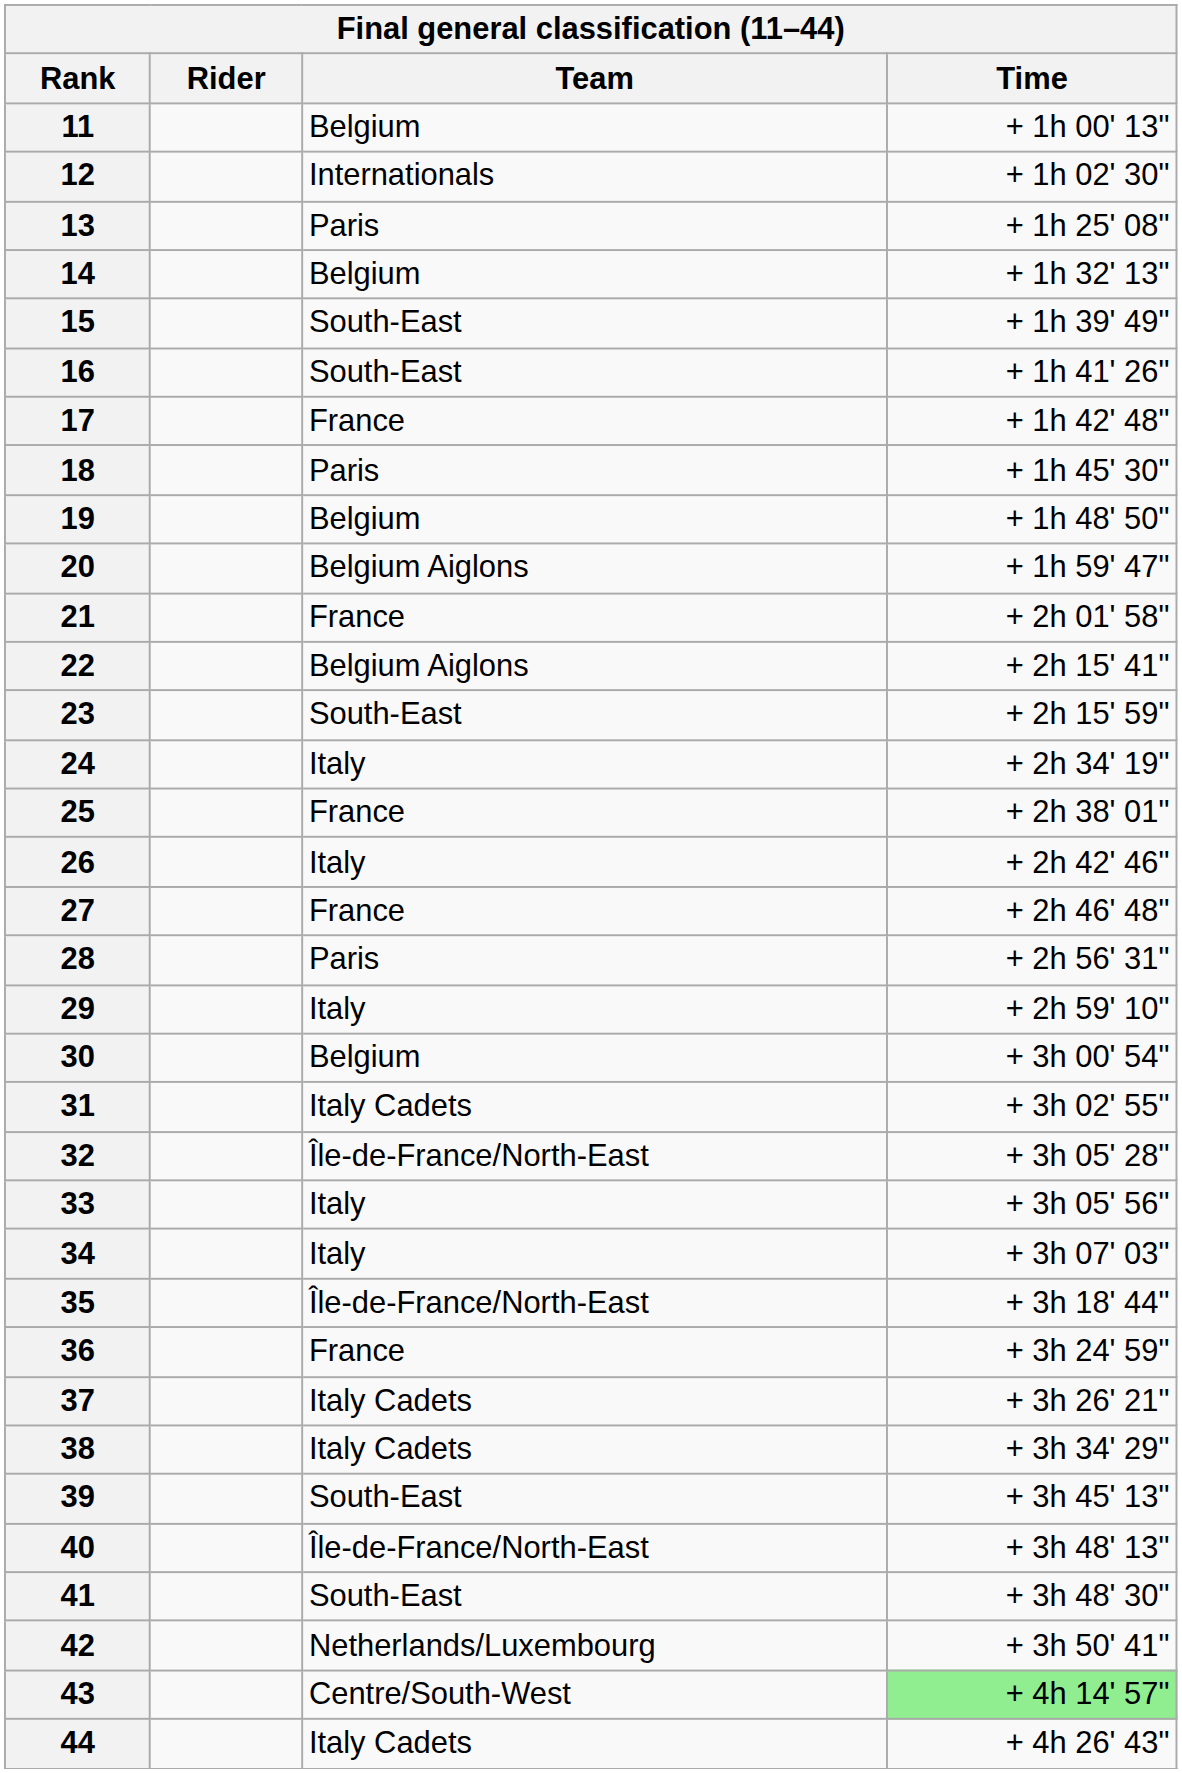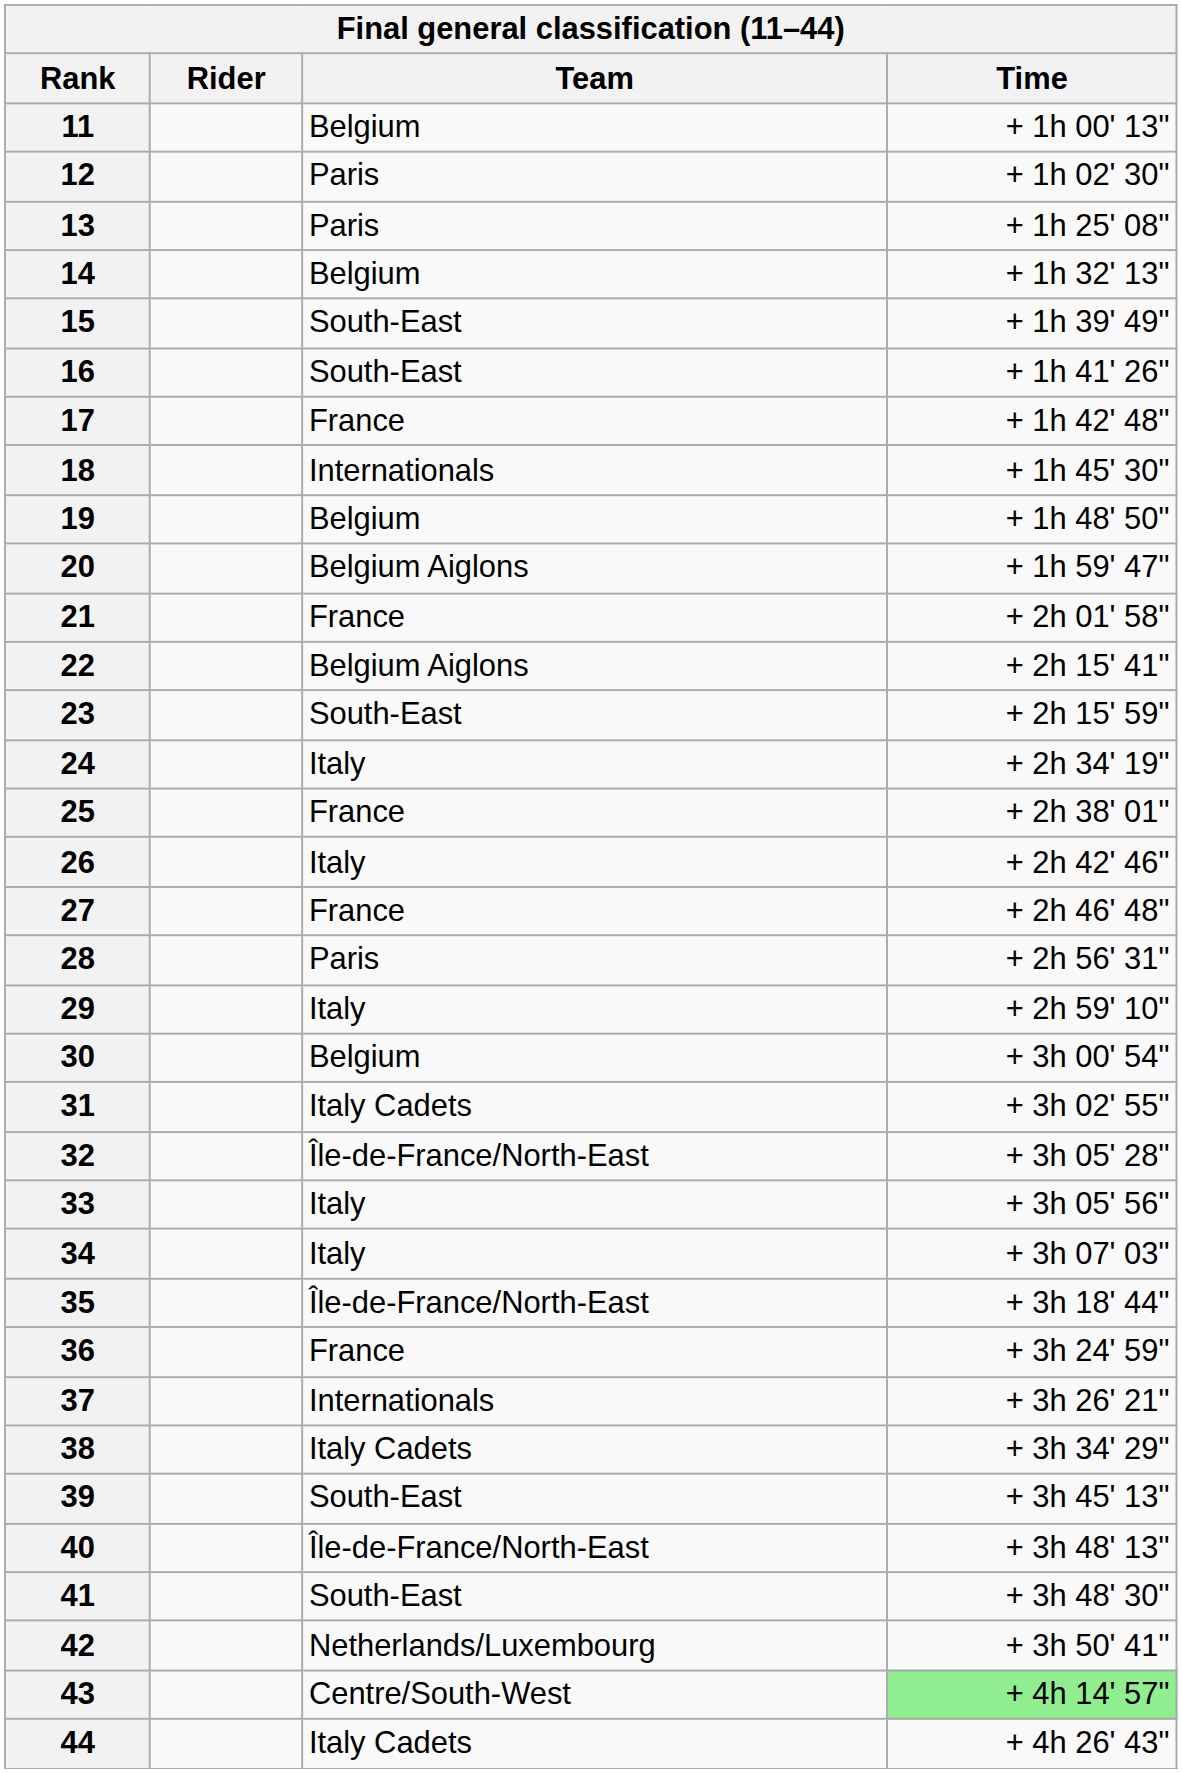(402, 175) Internationals -> (344, 175) Paris
(344, 469) Paris -> (402, 469) Internationals
(390, 1400) Italy Cadets -> (402, 1400) Internationals
